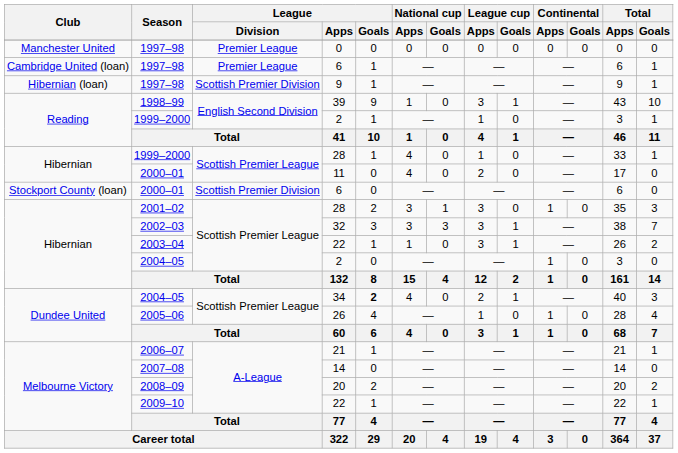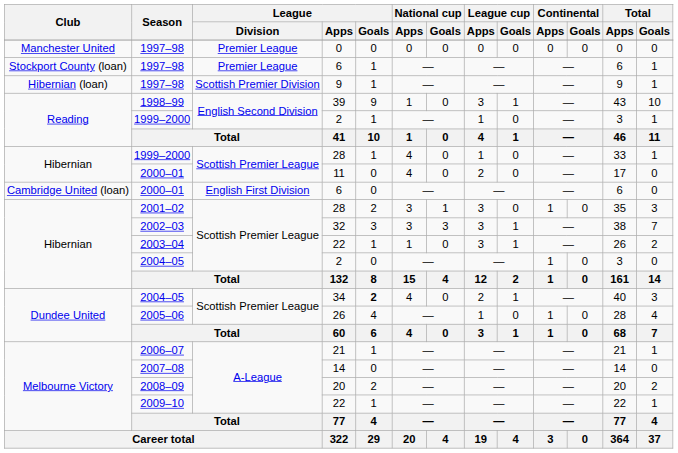(68, 66) Cambridge United (loan) -> (68, 66) Stockport County (loan)
(68, 191) Stockport County (loan) -> (68, 191) Cambridge United (loan)
(258, 191) Scottish Premier Division -> (258, 191) English First Division
